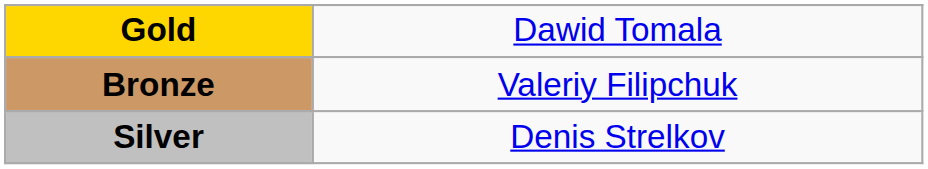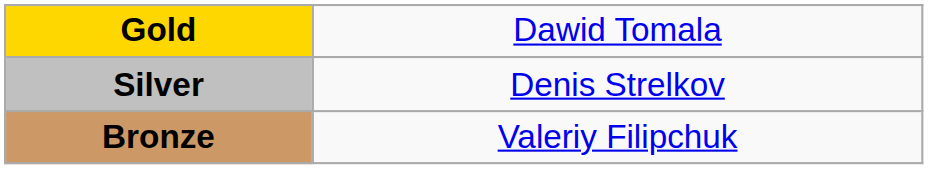rows swapped: (159, 136) <-> (158, 83)
